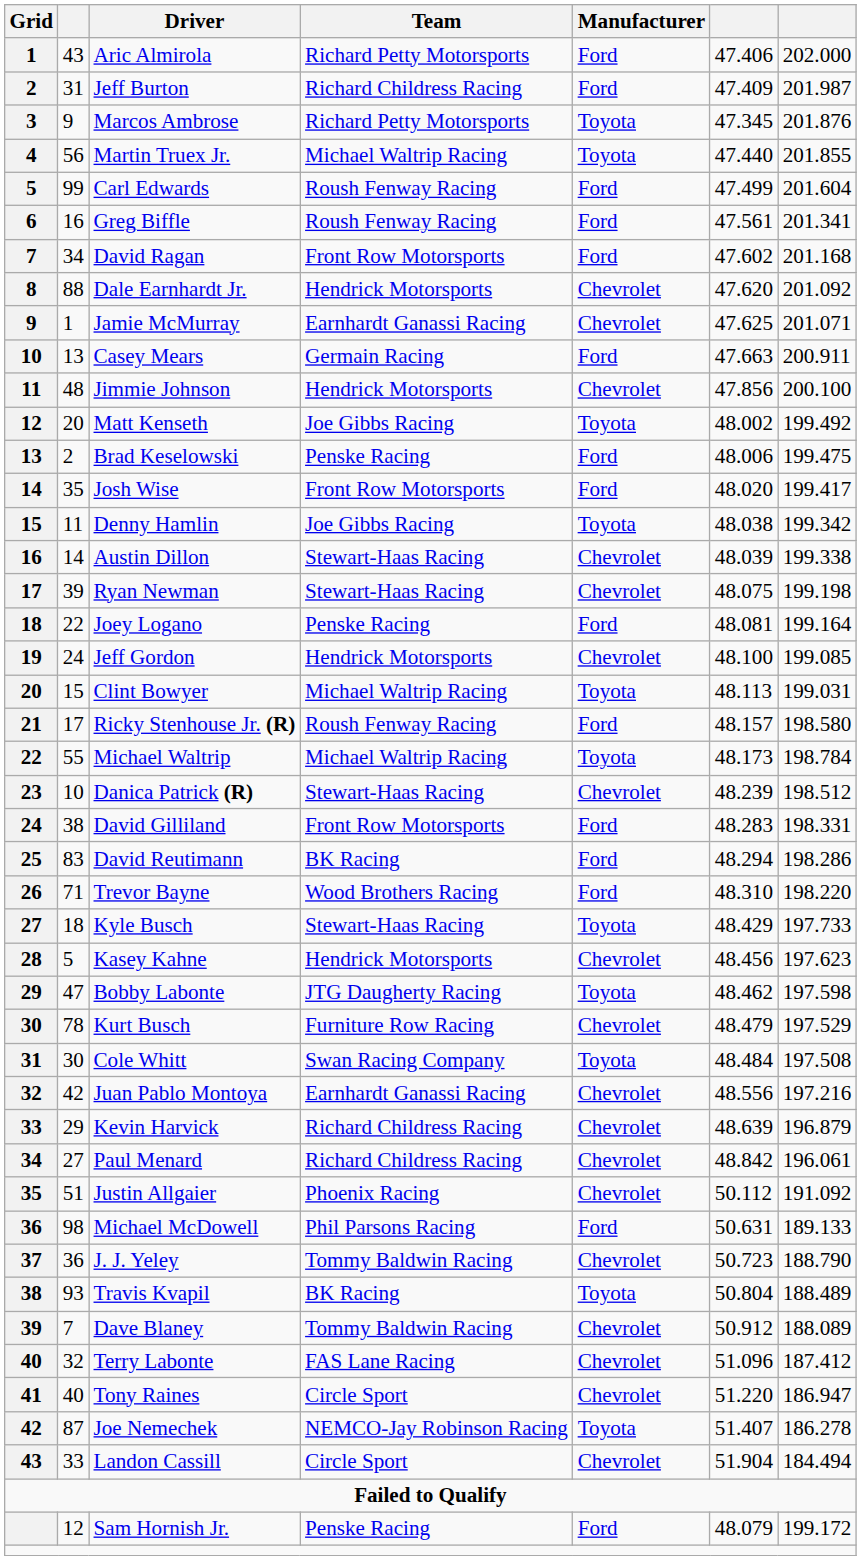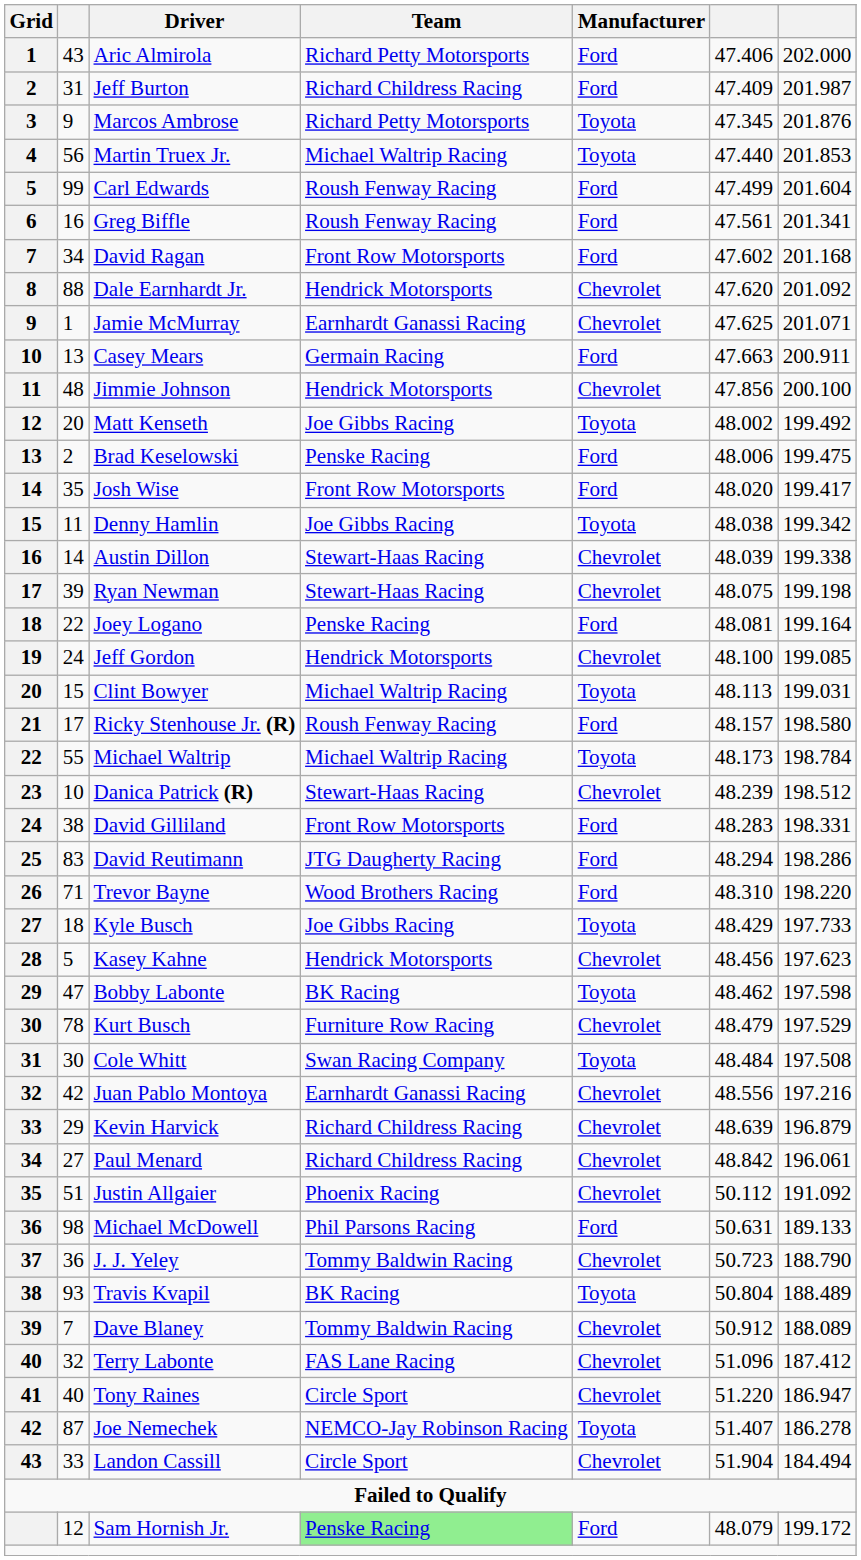(817, 155) 201.855 -> (817, 155) 201.853
(352, 858) BK Racing -> (403, 858) JTG Daugherty Racing
(395, 925) Stewart-Haas Racing -> (380, 925) Joe Gibbs Racing
(403, 992) JTG Daugherty Racing -> (352, 992) BK Racing
(368, 1528) no background -> (368, 1528) lightgreen background
